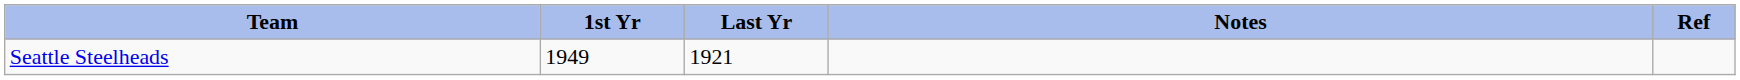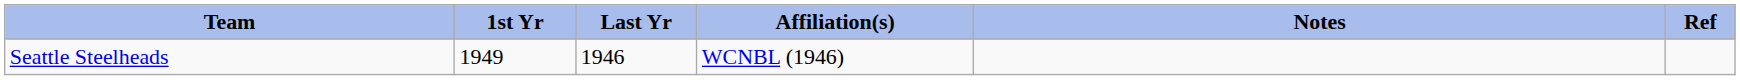+ column: (835, 21)
(711, 56) 1921 -> (603, 56) 1946
